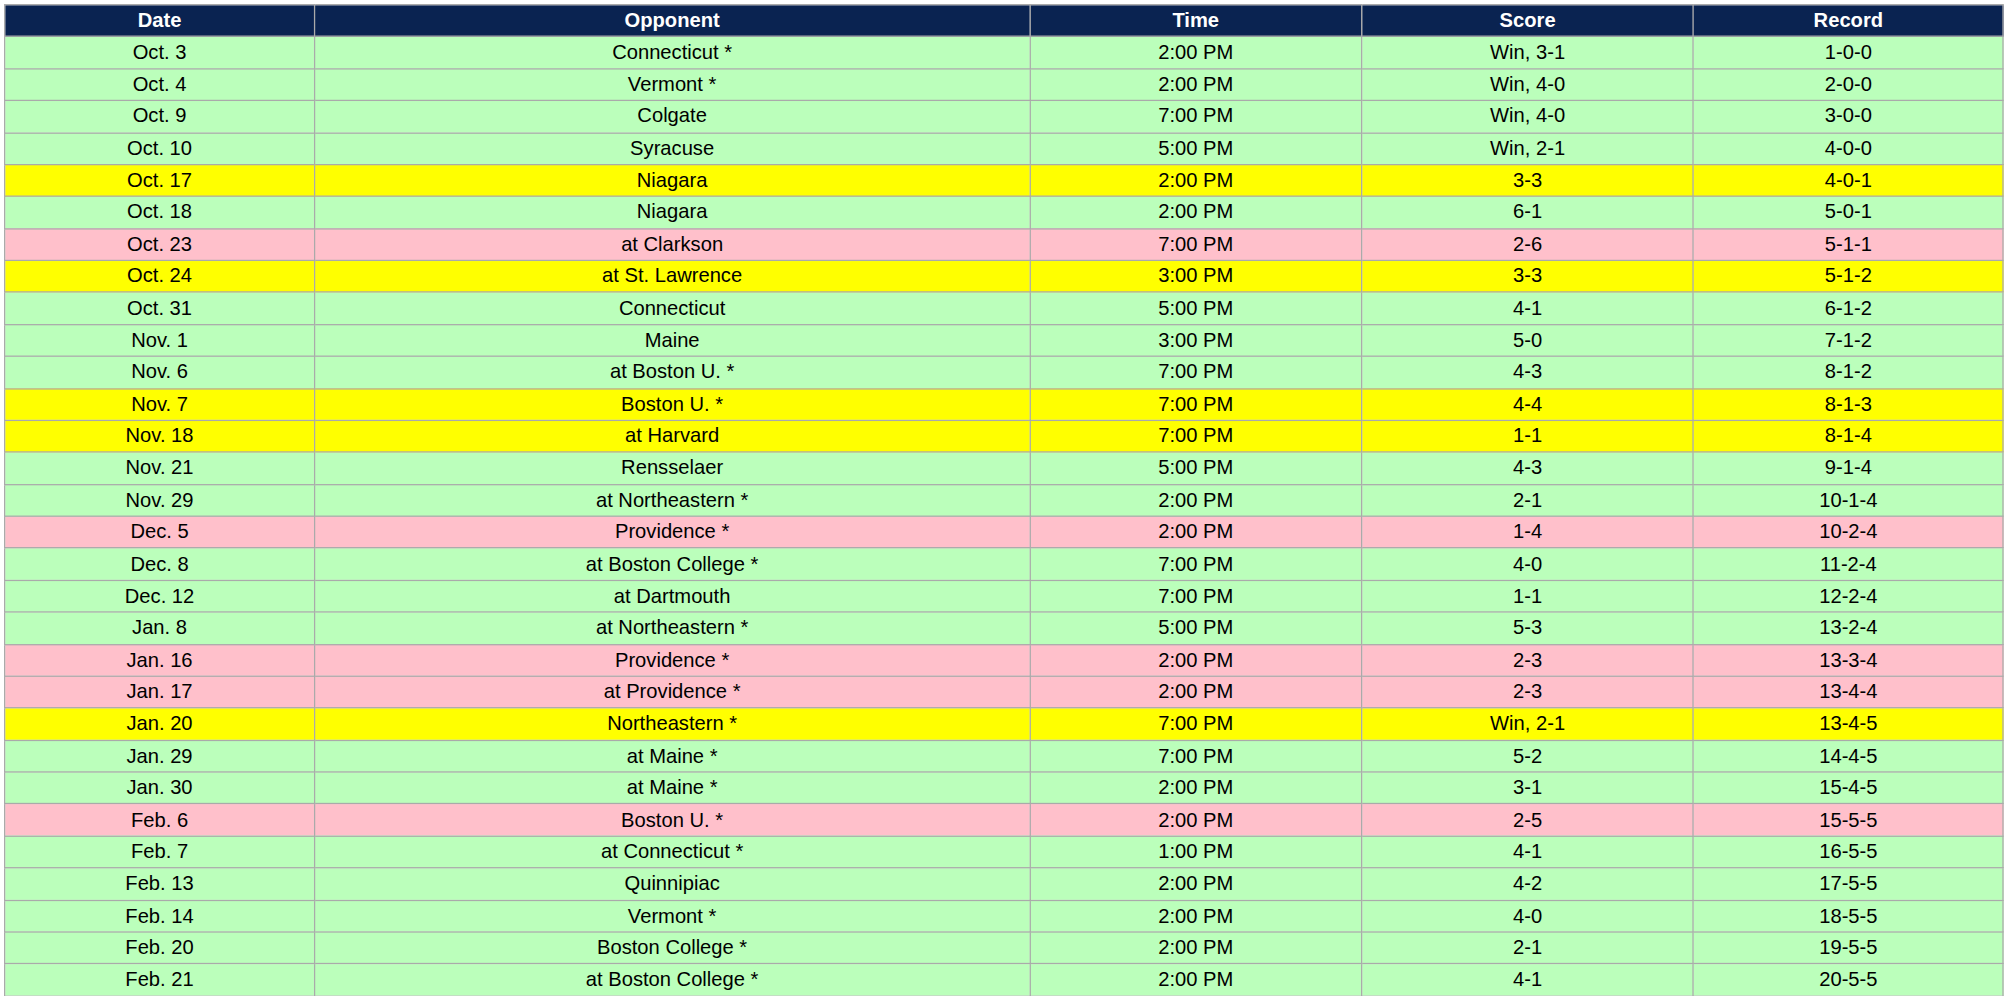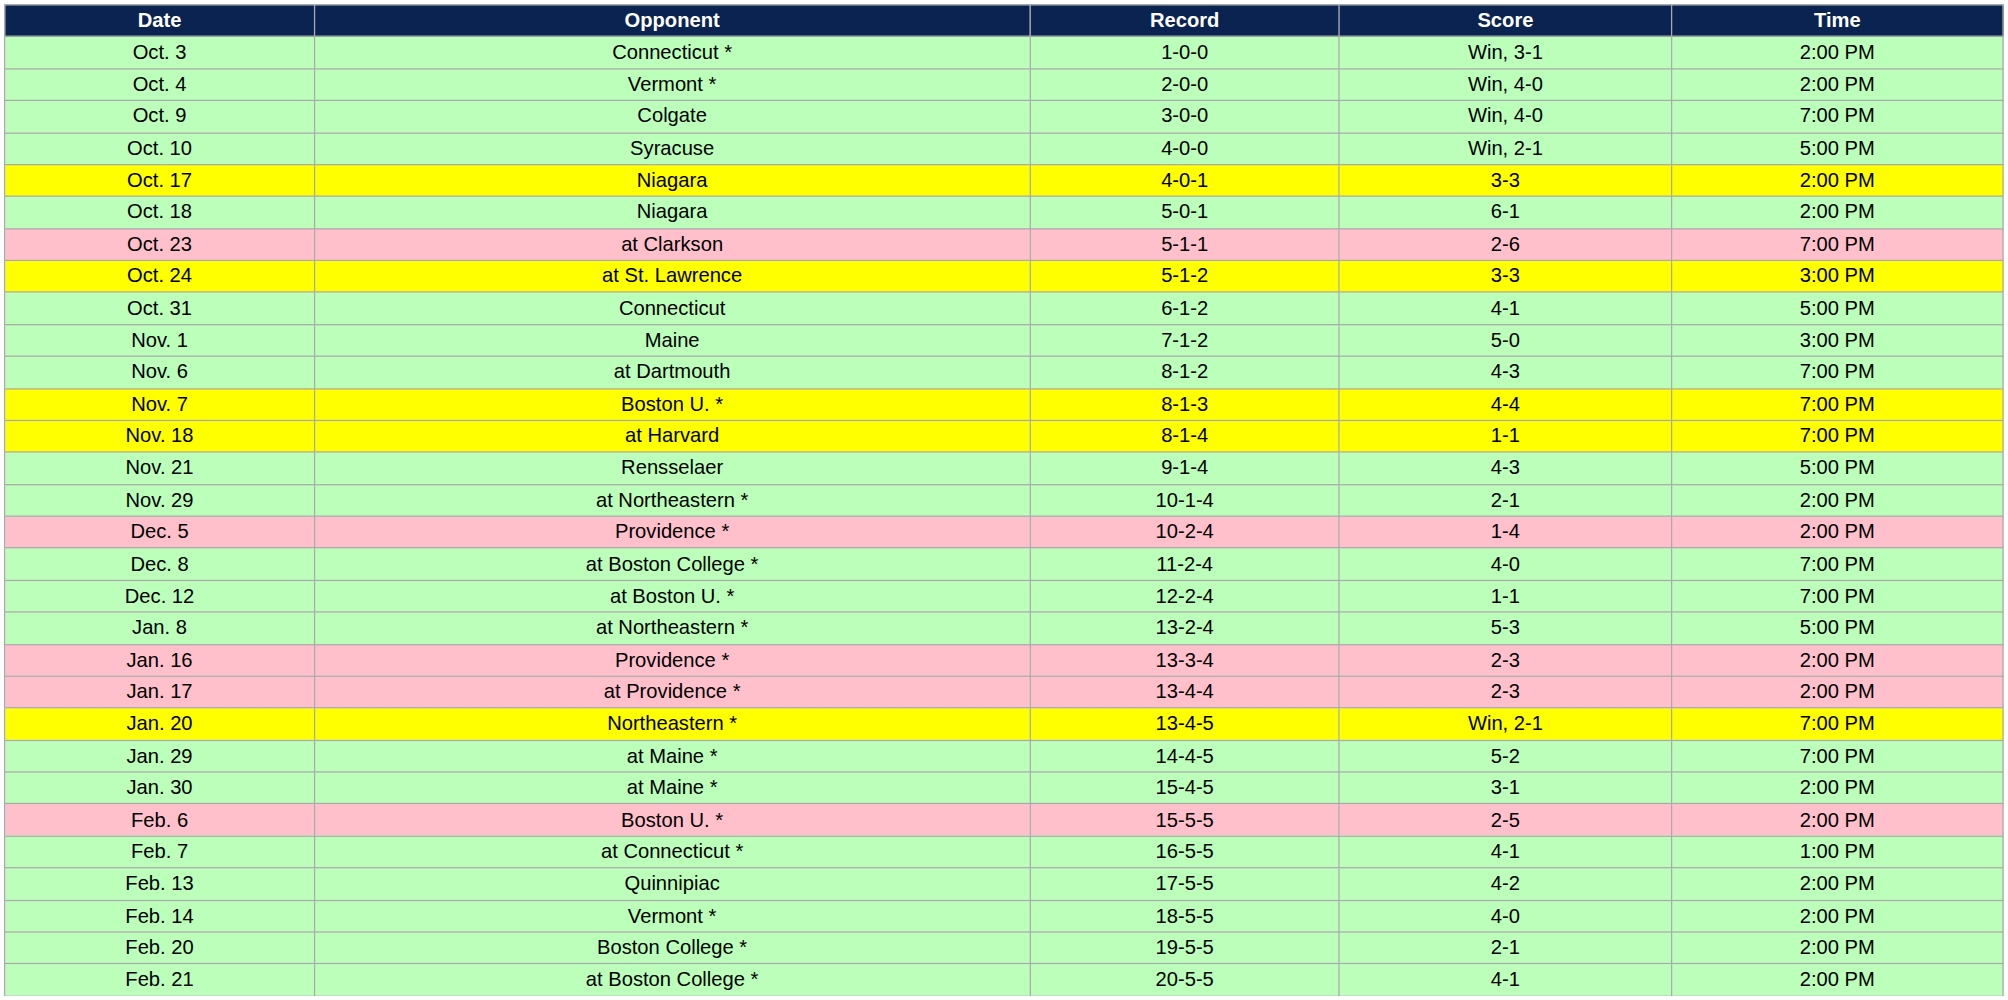columns swapped: (1196, 20) <-> (1848, 20)
(672, 372) at Boston U. * -> (672, 372) at Dartmouth
(672, 595) at Dartmouth -> (672, 595) at Boston U. *
